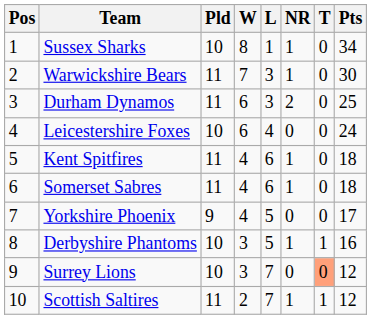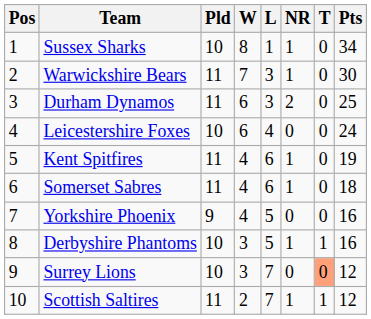(348, 159) 18 -> (348, 159) 19
(348, 215) 17 -> (348, 215) 16
